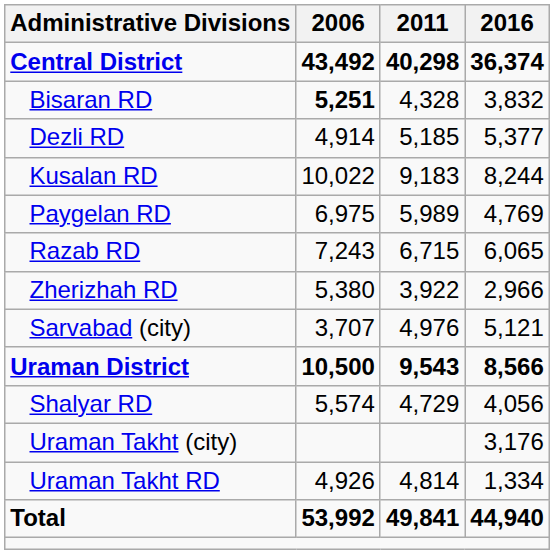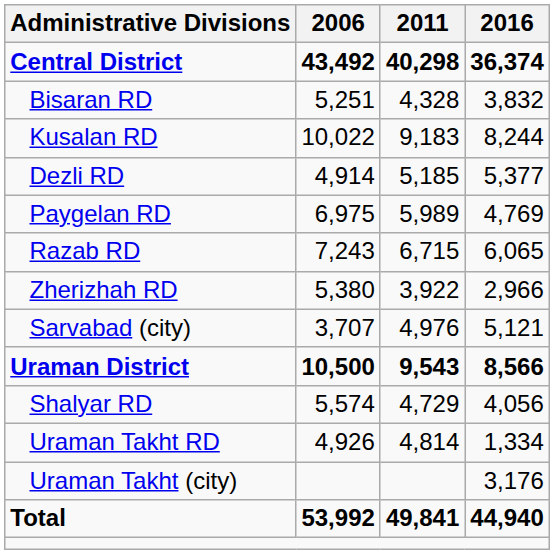(345, 99) bold -> (345, 99) normal
rows swapped: (77, 137) <-> (94, 175)
rows swapped: (125, 480) <-> (133, 442)
